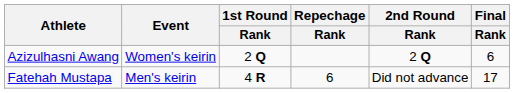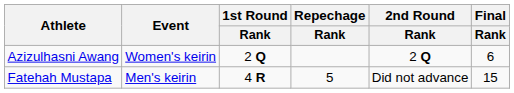(330, 78) 6 -> (330, 78) 5
(490, 78) 17 -> (490, 78) 15
